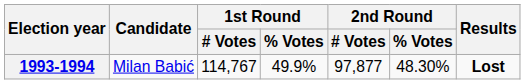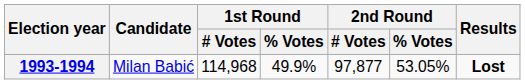(229, 66) 114,767 -> (229, 66) 114,968
(423, 66) 48.30% -> (423, 66) 53.05%
